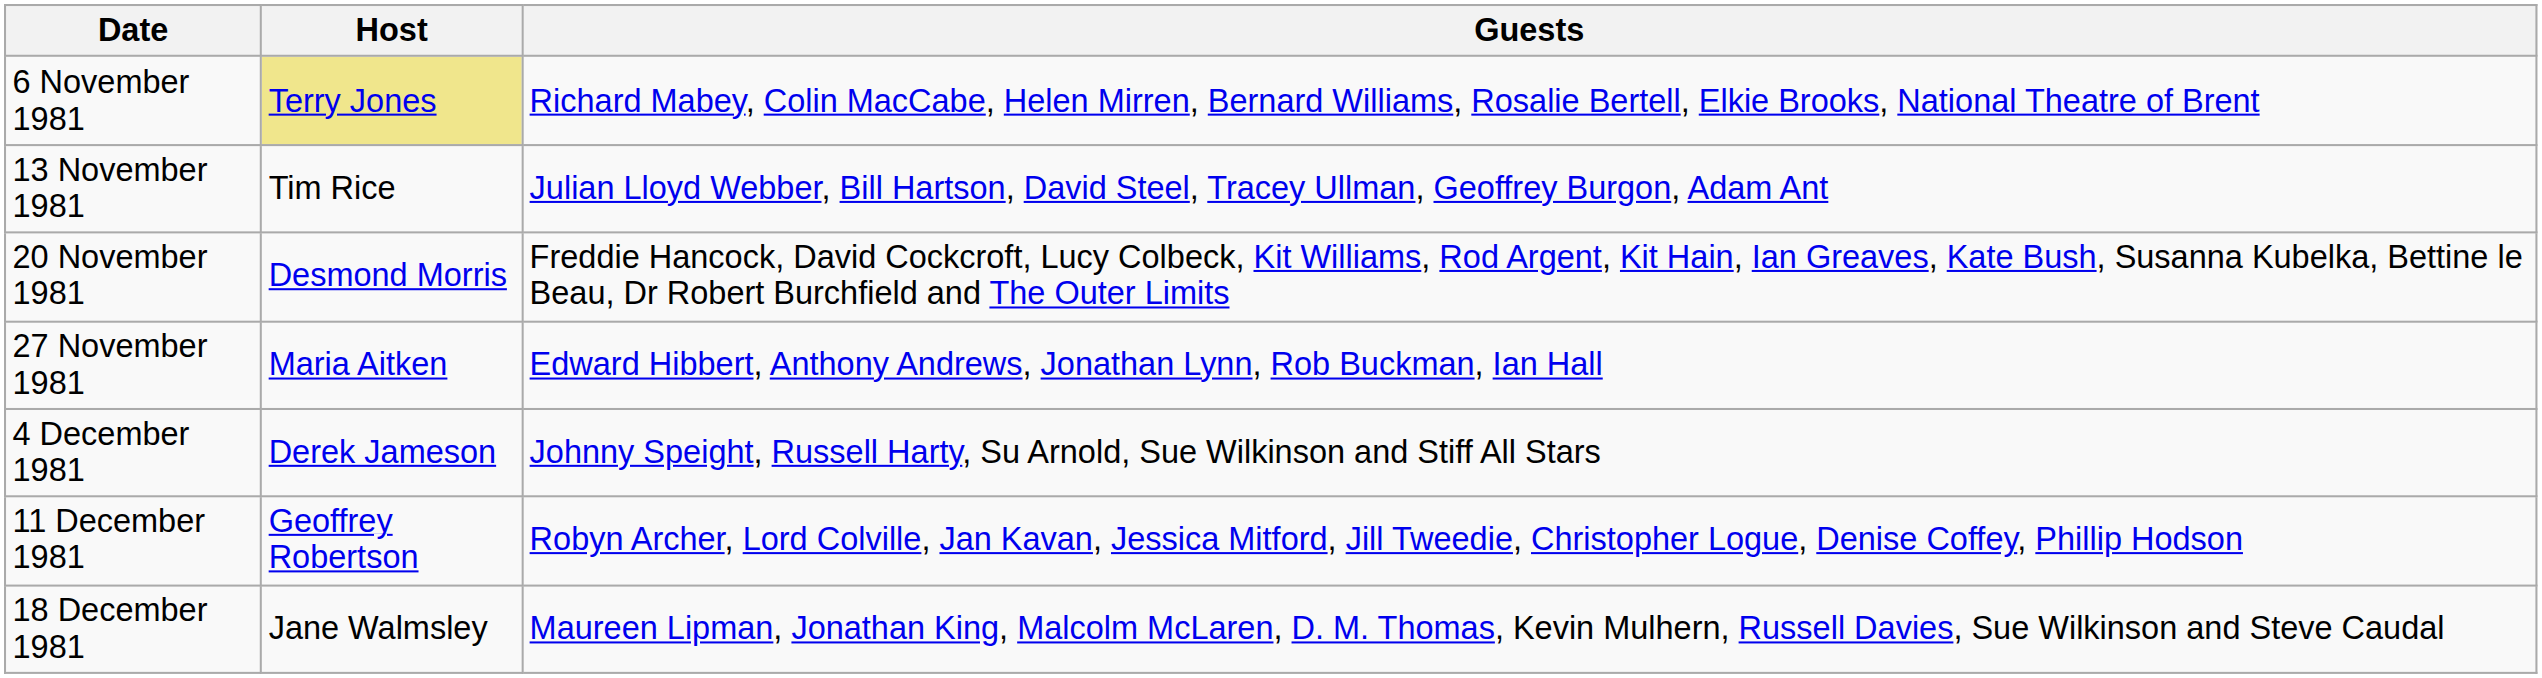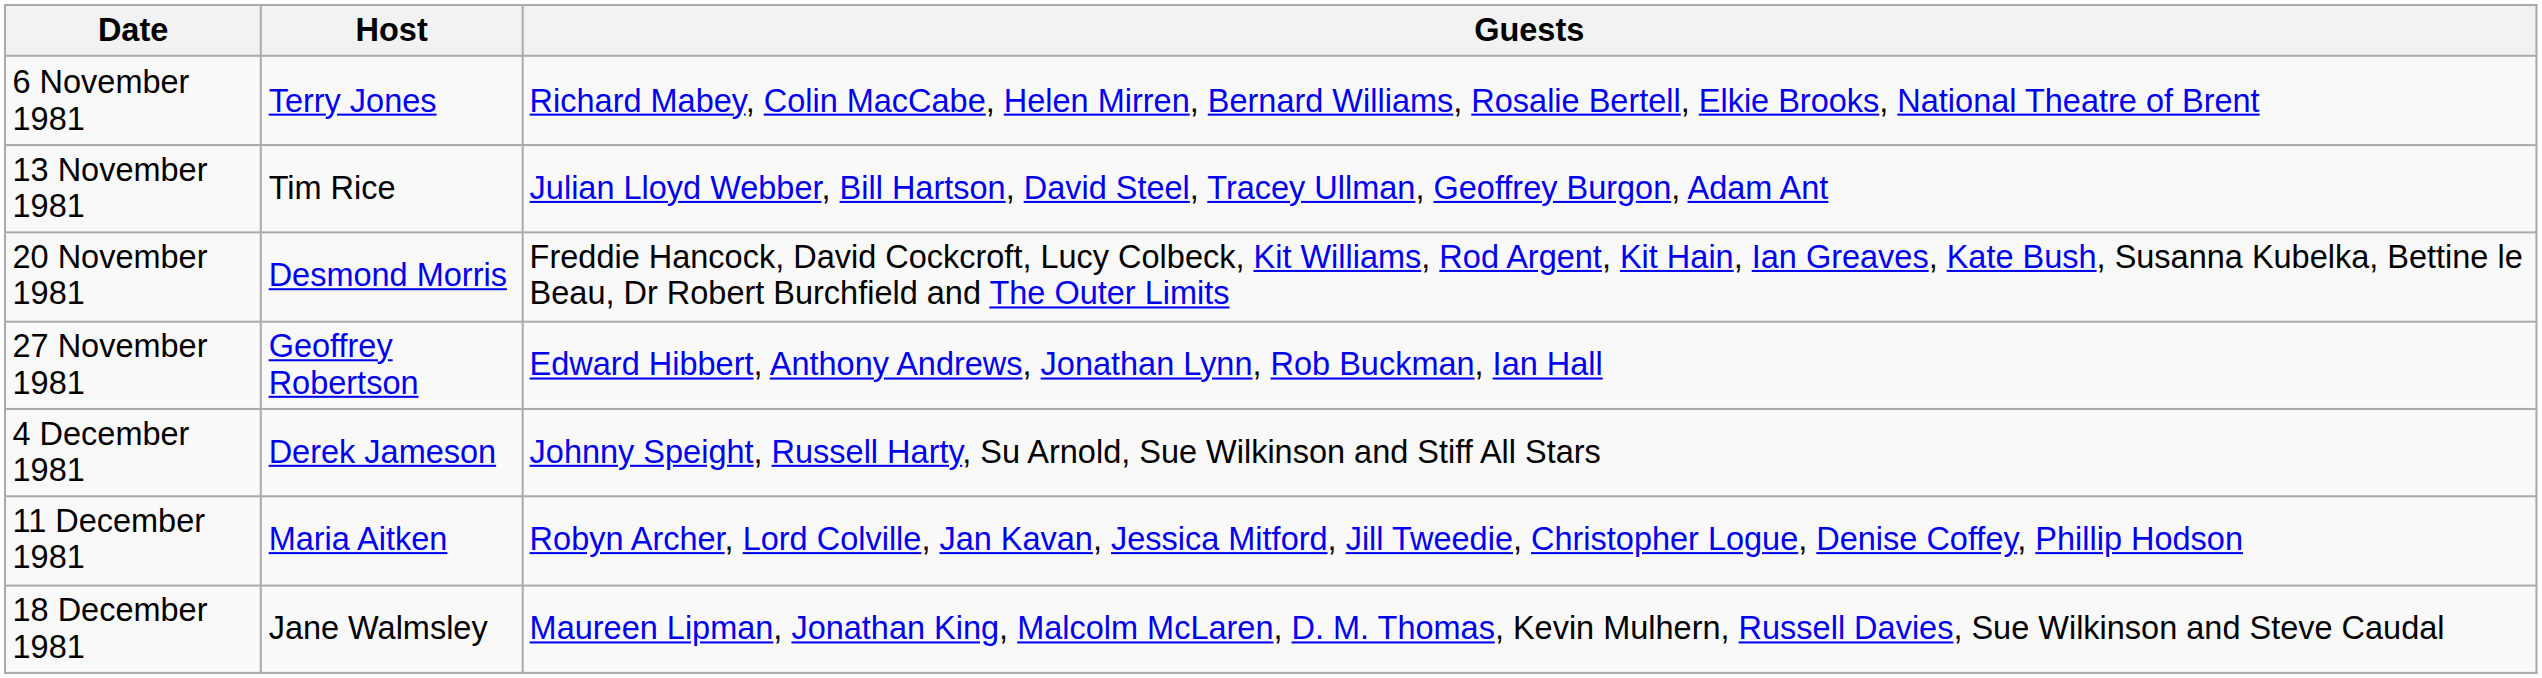(353, 100) khaki background -> (353, 100) no background
(358, 364) Maria Aitken -> (344, 364) Geoffrey Robertson
(344, 540) Geoffrey Robertson -> (358, 540) Maria Aitken
